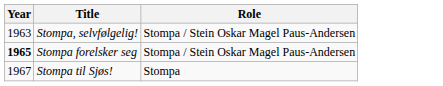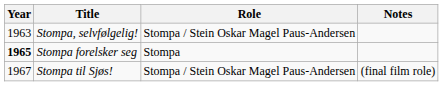+ column: (398, 14)
(249, 52) Stompa / Stein Oskar Magel Paus-Andersen -> (162, 52) Stompa
(162, 71) Stompa -> (249, 71) Stompa / Stein Oskar Magel Paus-Andersen
